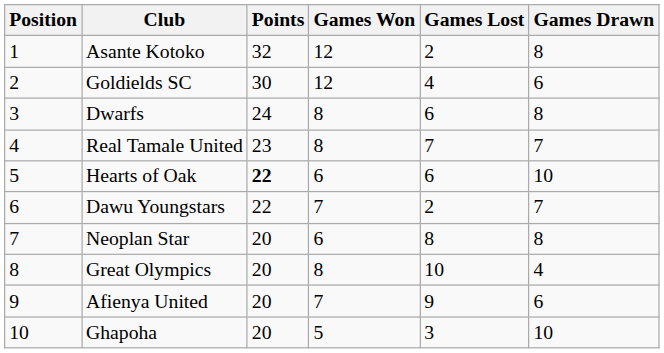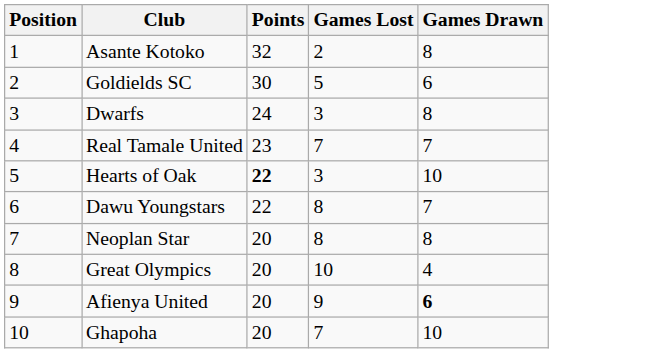- column: (364, 20)
(429, 82) 4 -> (318, 82) 5
(429, 113) 6 -> (318, 113) 3
(429, 176) 6 -> (318, 176) 3
(429, 207) 2 -> (318, 207) 8
(538, 301) normal -> (427, 301) bold
(429, 332) 3 -> (318, 332) 7
